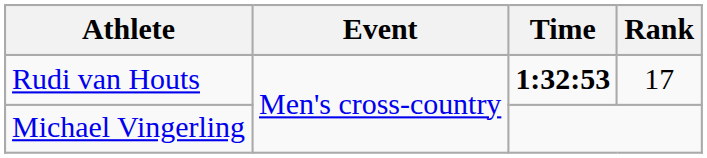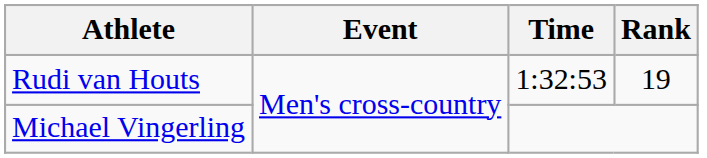(563, 78) bold -> (561, 78) normal
(659, 78) 17 -> (656, 78) 19
